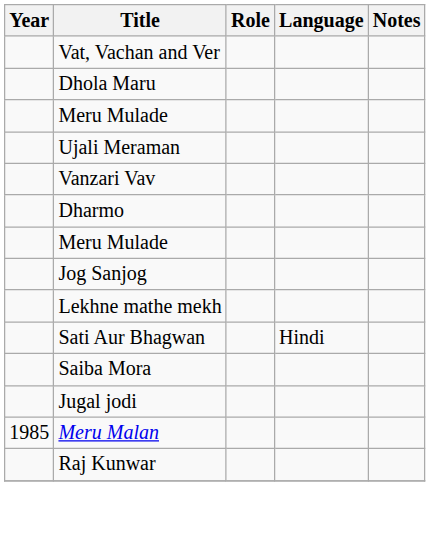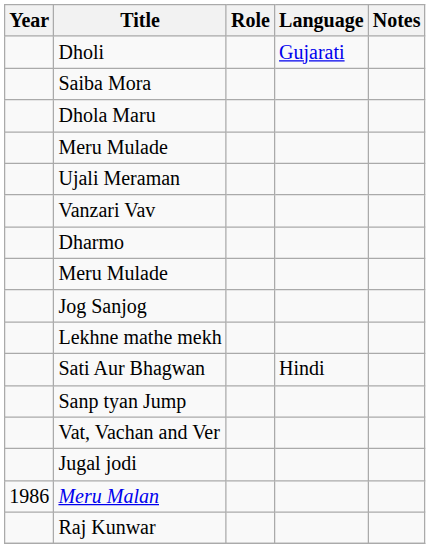+ row: (81, 52)
rows swapped: (105, 369) <-> (139, 52)
+ row: (122, 400)
(29, 432) 1985 -> (29, 496) 1986
